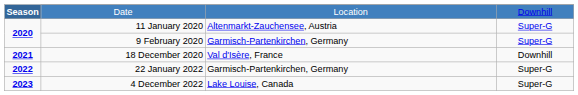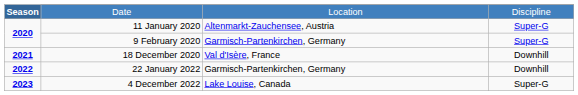(535, 12) Downhill -> (531, 12) Discipline
(535, 69) Super-G -> (531, 69) Downhill
